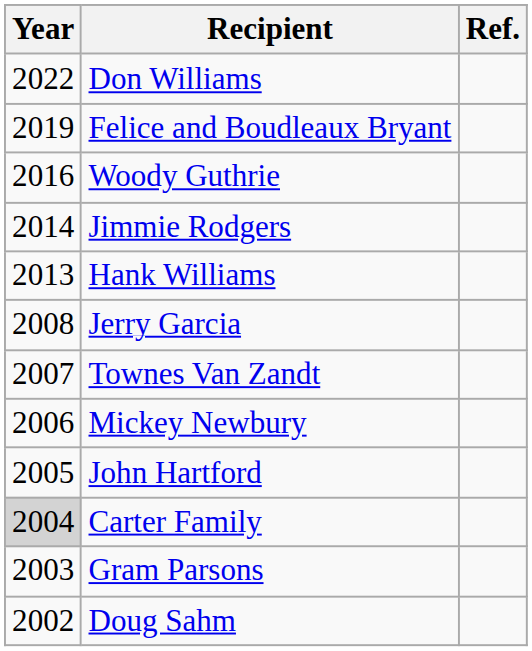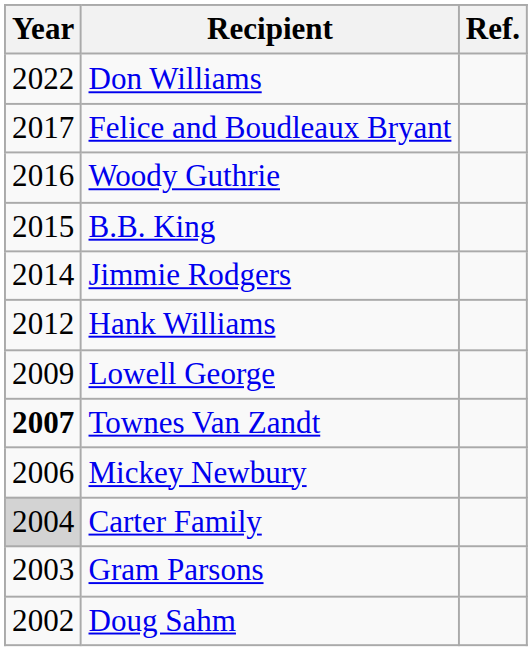(43, 127) 2019 -> (43, 127) 2017
+ row: (152, 226)
(43, 275) 2013 -> (43, 324) 2012
+ row: (182, 373)
- row: (165, 324)
(43, 373) normal -> (43, 422) bold
- row: (175, 472)
